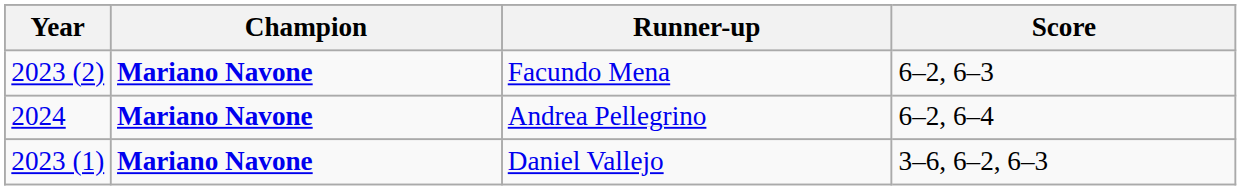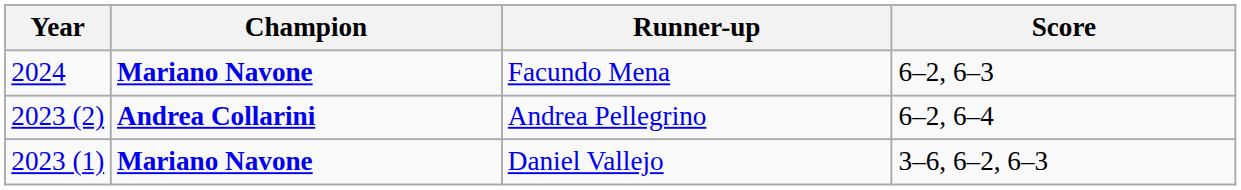(58, 72) 2023 (2) -> (39, 72) 2024
(39, 117) 2024 -> (58, 117) 2023 (2)
(215, 117) Mariano Navone -> (216, 117) Andrea Collarini
